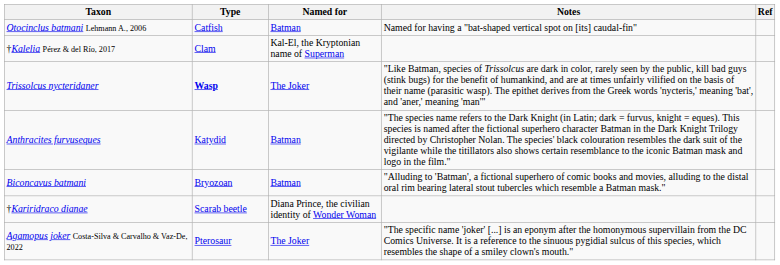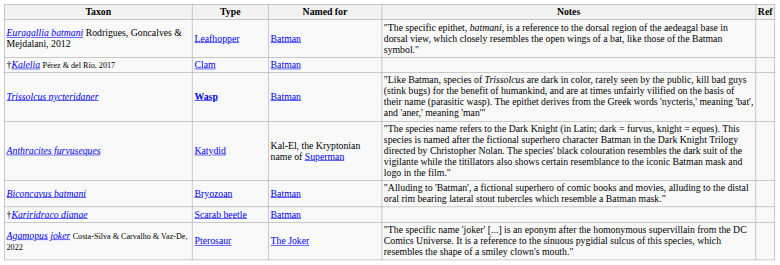- row: (76, 27)
+ row: (94, 38)
(315, 48) Kal-El, the Kryptonian name of Superman -> (286, 65) Batman
(290, 86) The Joker -> (286, 97) Batman
(286, 140) Batman -> (315, 151) Kal-El, the Kryptonian name of Superman
(323, 209) Diana Prince, the civilian identity of Wonder Woman -> (286, 214) Batman
